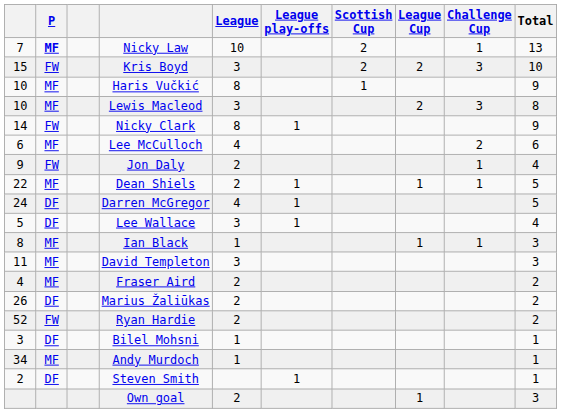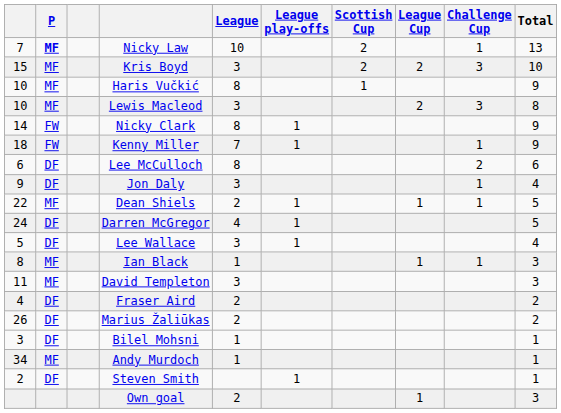(52, 67) FW -> (52, 67) MF
+ row: (156, 145)
(52, 145) MF -> (52, 164) DF
(237, 145) 4 -> (237, 164) 8
(52, 164) FW -> (52, 184) DF
(237, 164) 2 -> (237, 184) 3
(52, 281) MF -> (52, 301) DF
- row: (156, 320)
